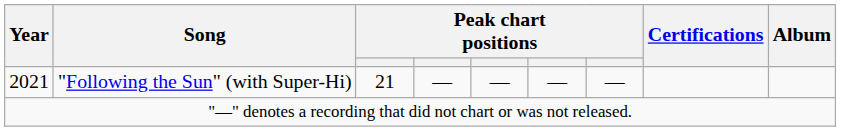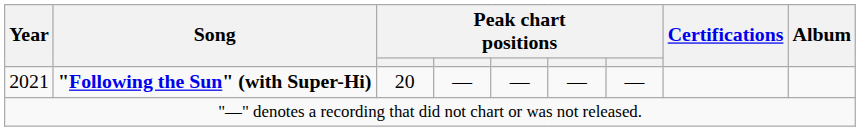(205, 81) normal -> (215, 81) bold
(385, 81) 21 -> (405, 81) 20
